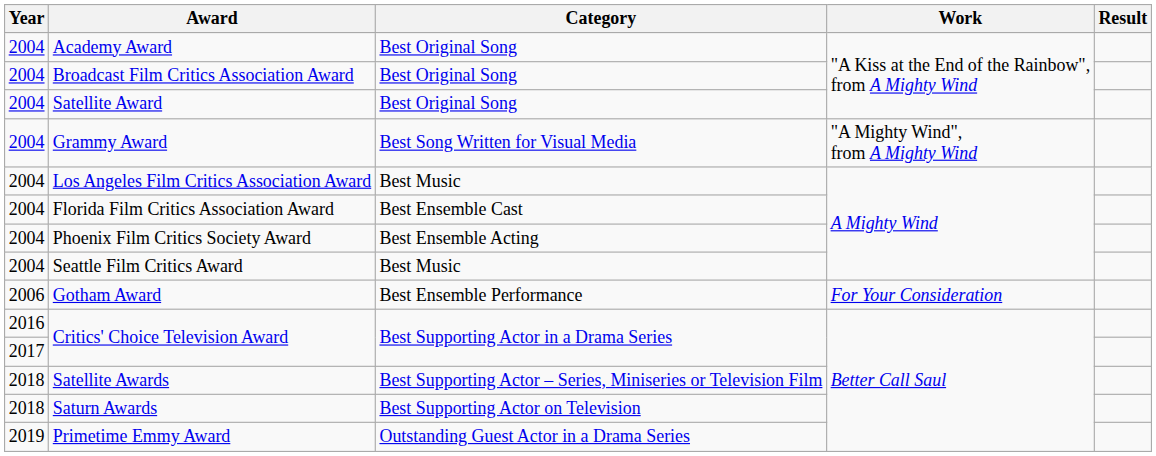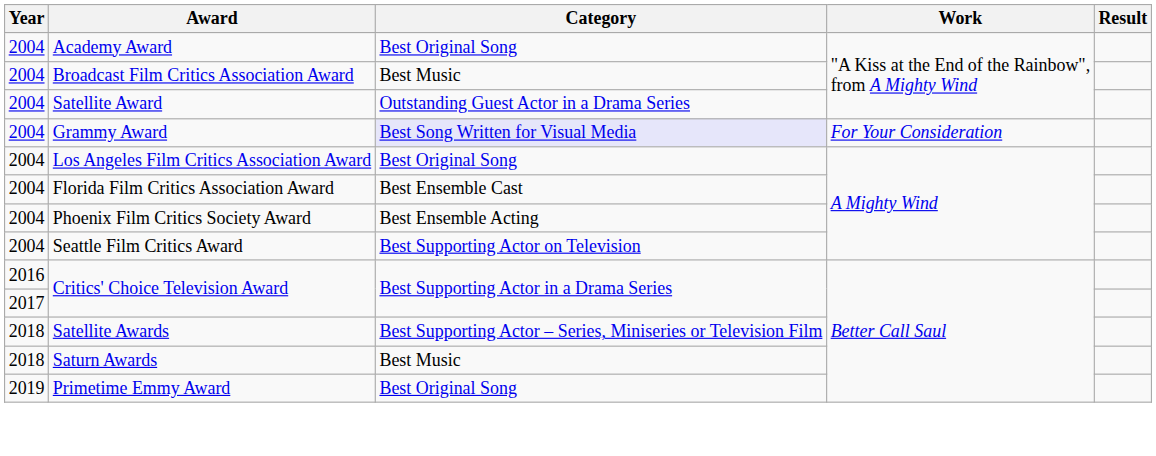(448, 75) Best Original Song -> (420, 75) Best Music
(448, 103) Best Original Song -> (535, 103) Outstanding Guest Actor in a Drama Series
(508, 142) no background -> (508, 132) lavender background
(904, 142) "A Mighty Wind", from A Mighty Wind -> (916, 132) For Your Consideration
(420, 180) Best Music -> (448, 160) Best Original Song
(420, 266) Best Music -> (510, 246) Best Supporting Actor on Television
- row: (27, 294)
(510, 408) Best Supporting Actor on Television -> (420, 359) Best Music
(535, 436) Outstanding Guest Actor in a Drama Series -> (448, 388) Best Original Song
